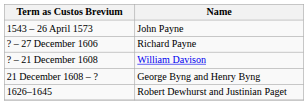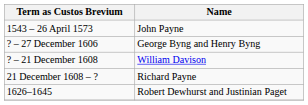(167, 44) Richard Payne -> (199, 44) George Byng and Henry Byng
(199, 76) George Byng and Henry Byng -> (167, 76) Richard Payne
